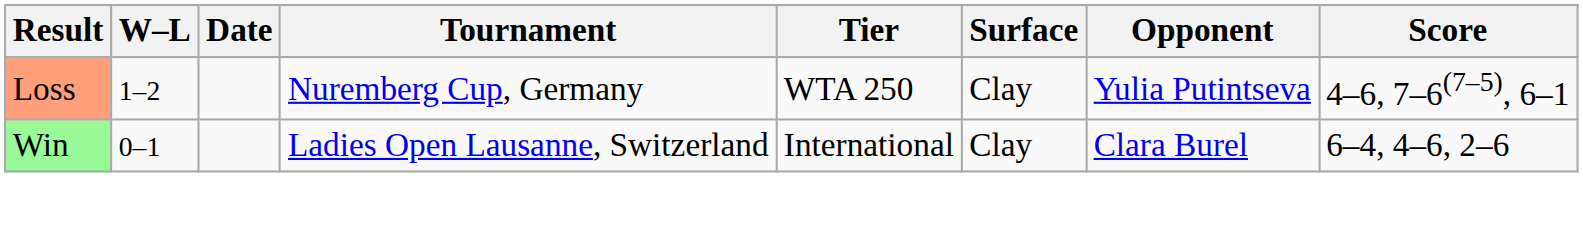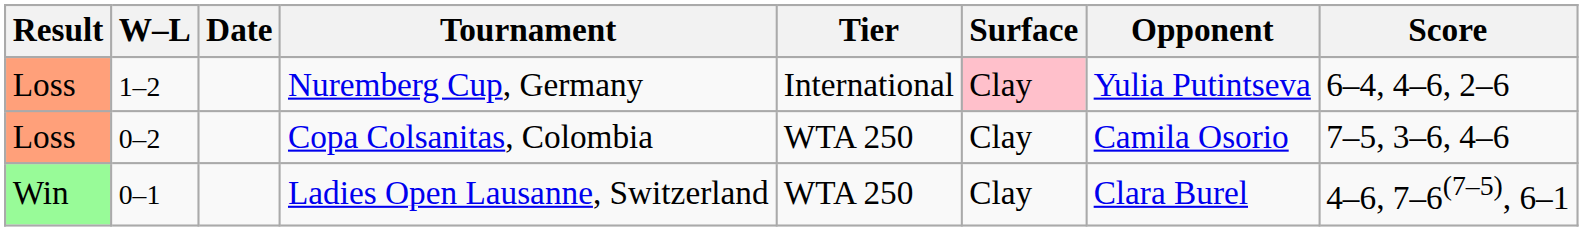(849, 88) WTA 250 -> (869, 83) International
(1001, 88) no background -> (1001, 83) pink background
(1448, 88) 4–6, 7–6(7–5), 6–1 -> (1418, 83) 6–4, 4–6, 2–6
+ row: (471, 136)
(869, 145) International -> (849, 193) WTA 250
(1418, 145) 6–4, 4–6, 2–6 -> (1448, 193) 4–6, 7–6(7–5), 6–1
